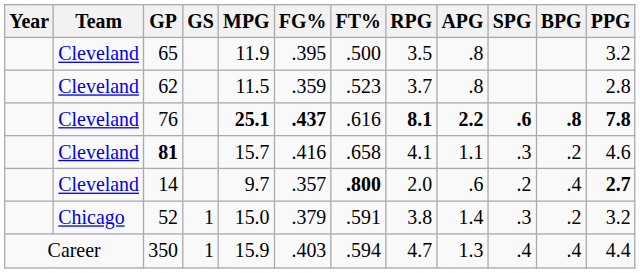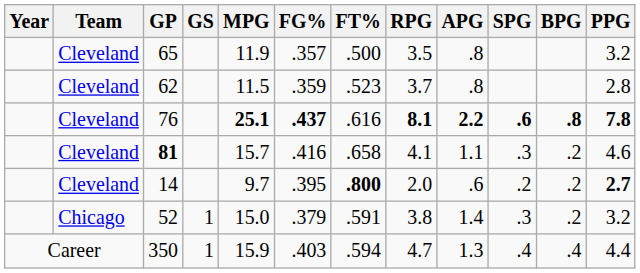(309, 53) .395 -> (309, 53) .357
(309, 185) .357 -> (309, 185) .395
(574, 185) .4 -> (574, 185) .2
